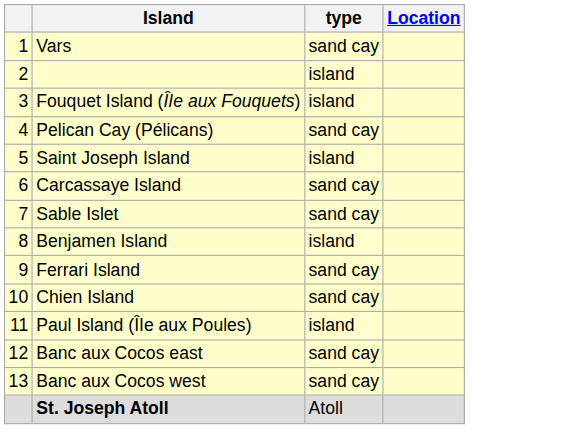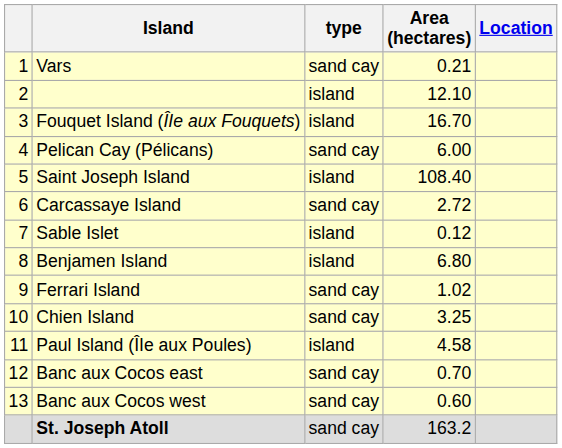+ column: (429, 28)
(344, 213) sand cay -> (332, 233) island
(326, 409) Atoll -> (344, 429) sand cay
